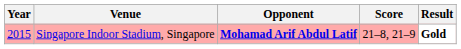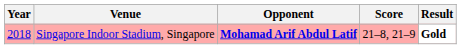(19, 34) 2015 -> (19, 34) 2018
